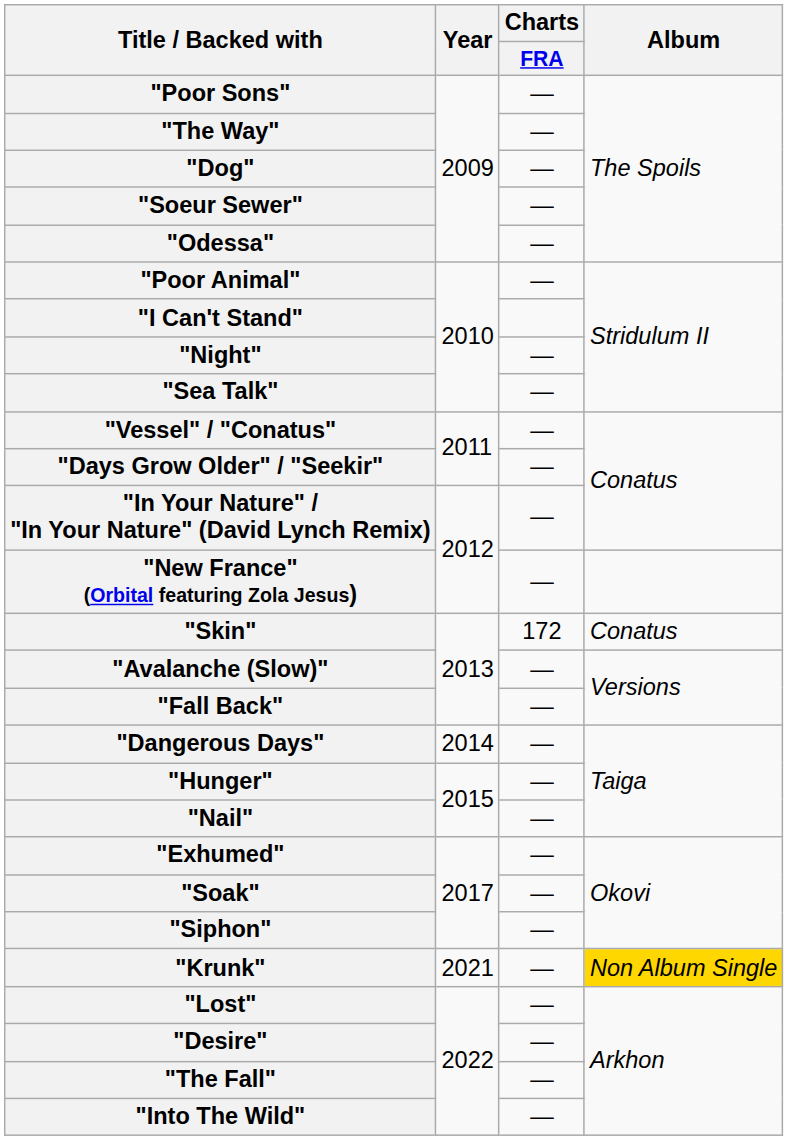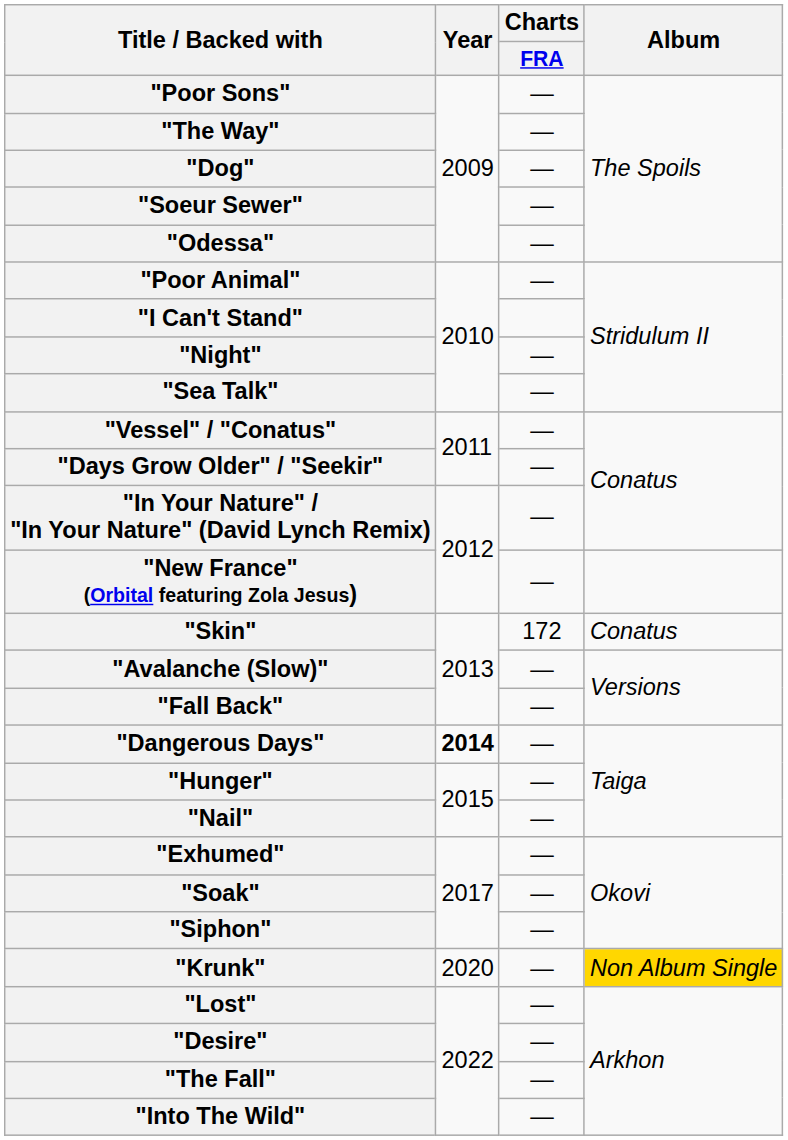(468, 743) normal -> (468, 743) bold
(468, 967) 2021 -> (468, 967) 2020
